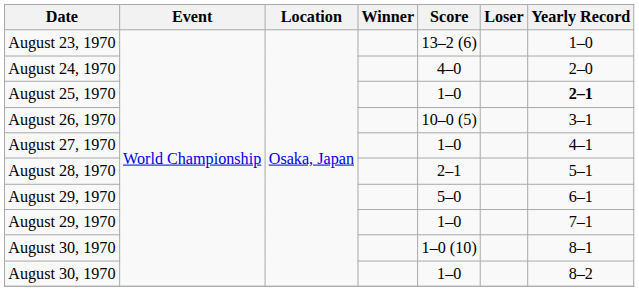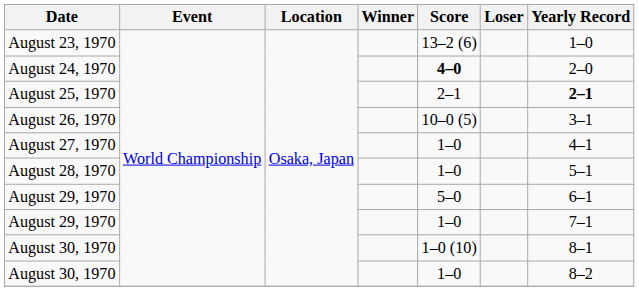(449, 68) normal -> (449, 68) bold
(449, 94) 1–0 -> (449, 94) 2–1
(449, 171) 2–1 -> (449, 171) 1–0
